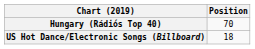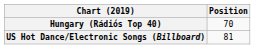(228, 37) 18 -> (228, 37) 81
